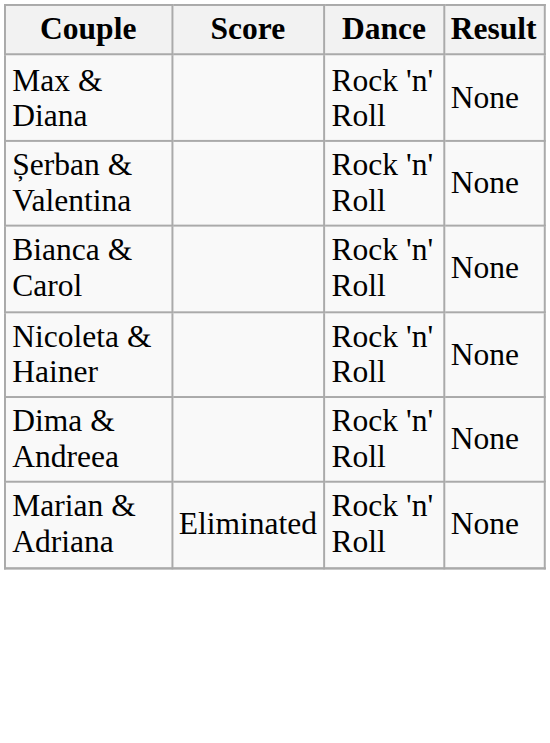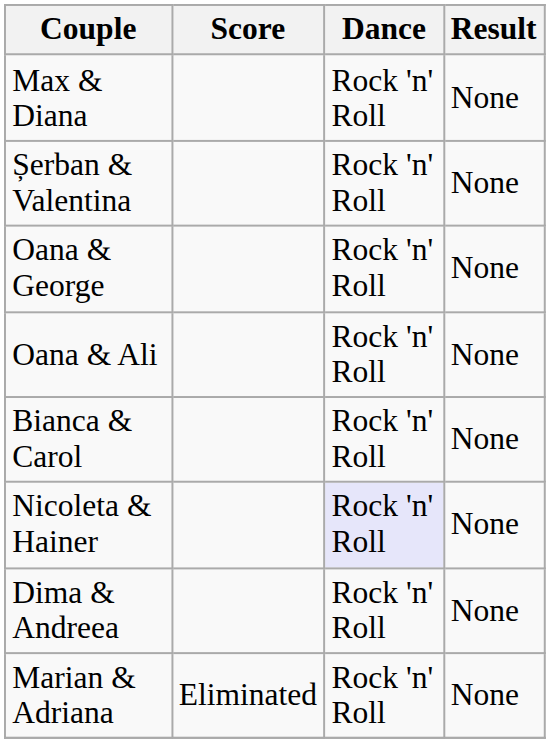+ row: (62, 268)
+ row: (85, 353)
(382, 353) no background -> (382, 524) lavender background
